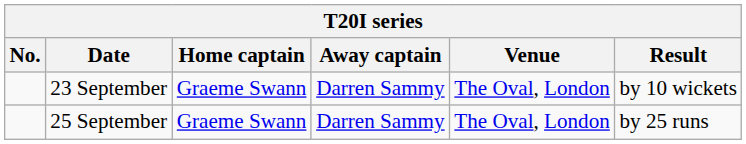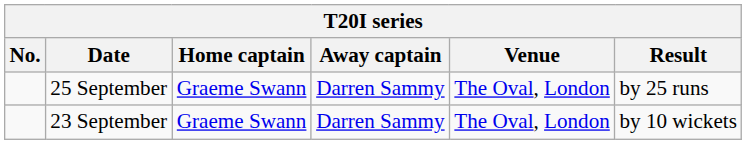rows swapped: (109, 88) <-> (109, 121)
